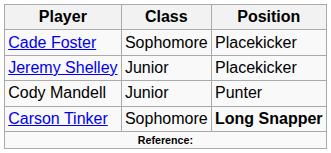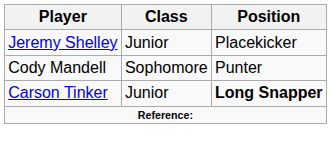- row: (52, 42)
(147, 93) Junior -> (166, 67) Sophomore
(166, 118) Sophomore -> (147, 93) Junior
